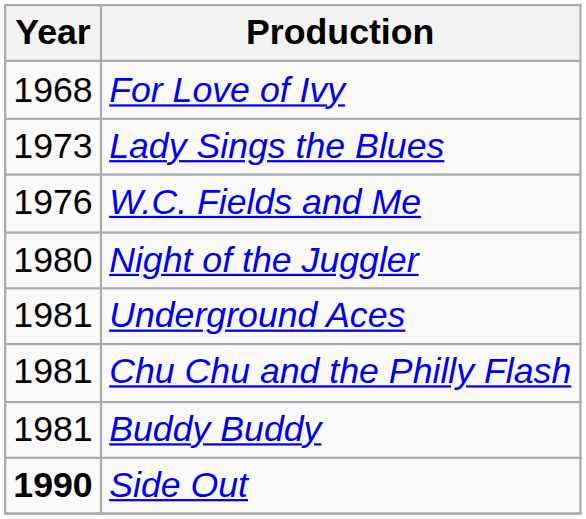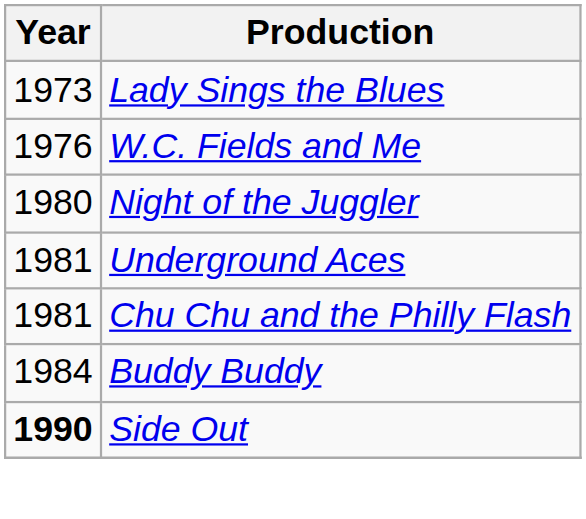- row: (227, 89)
(53, 428) 1981 -> (53, 372) 1984
